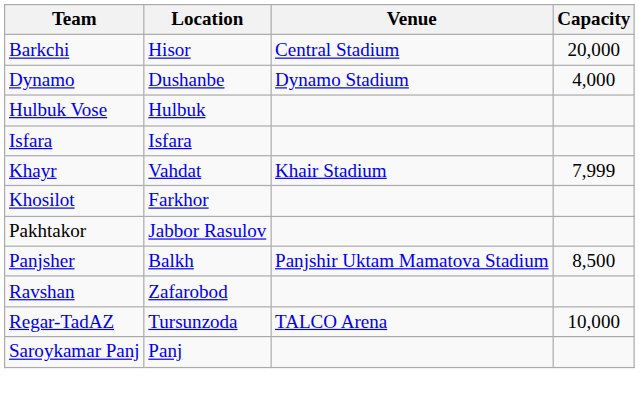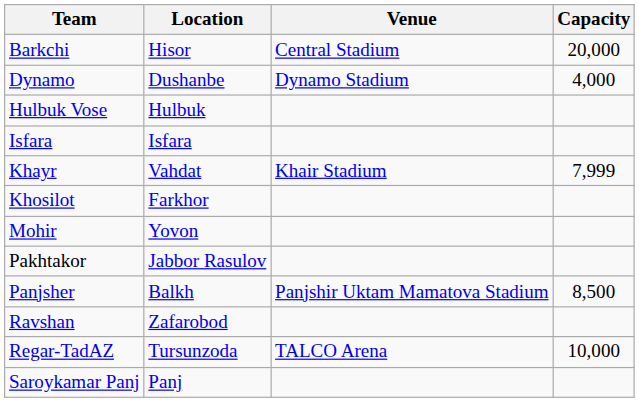+ row: (33, 230)
